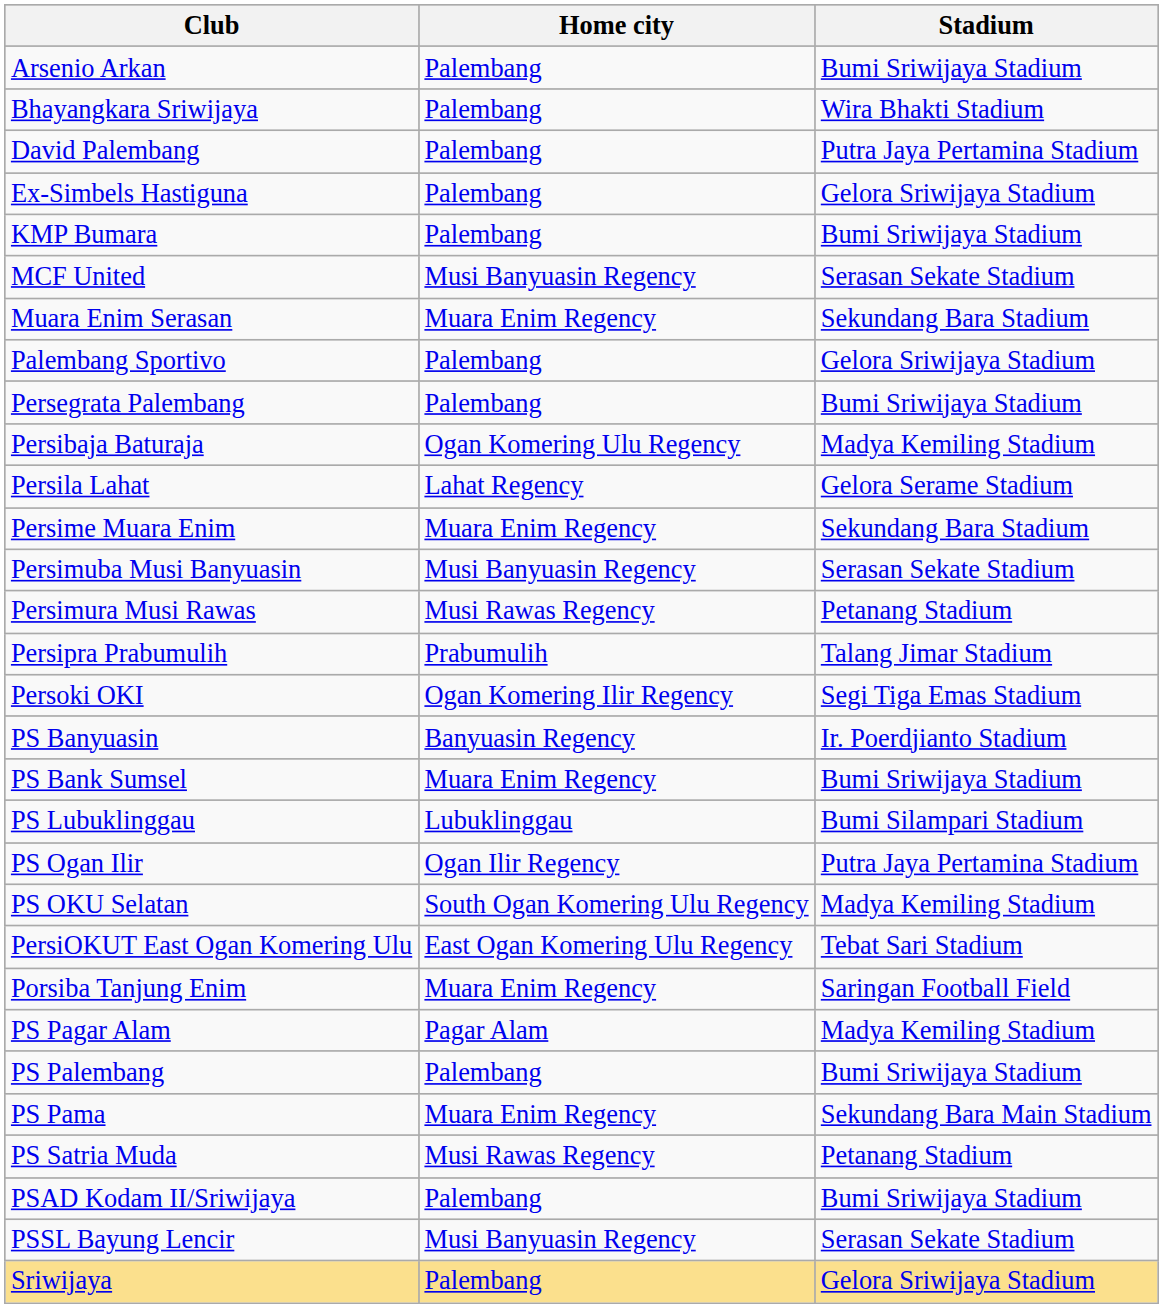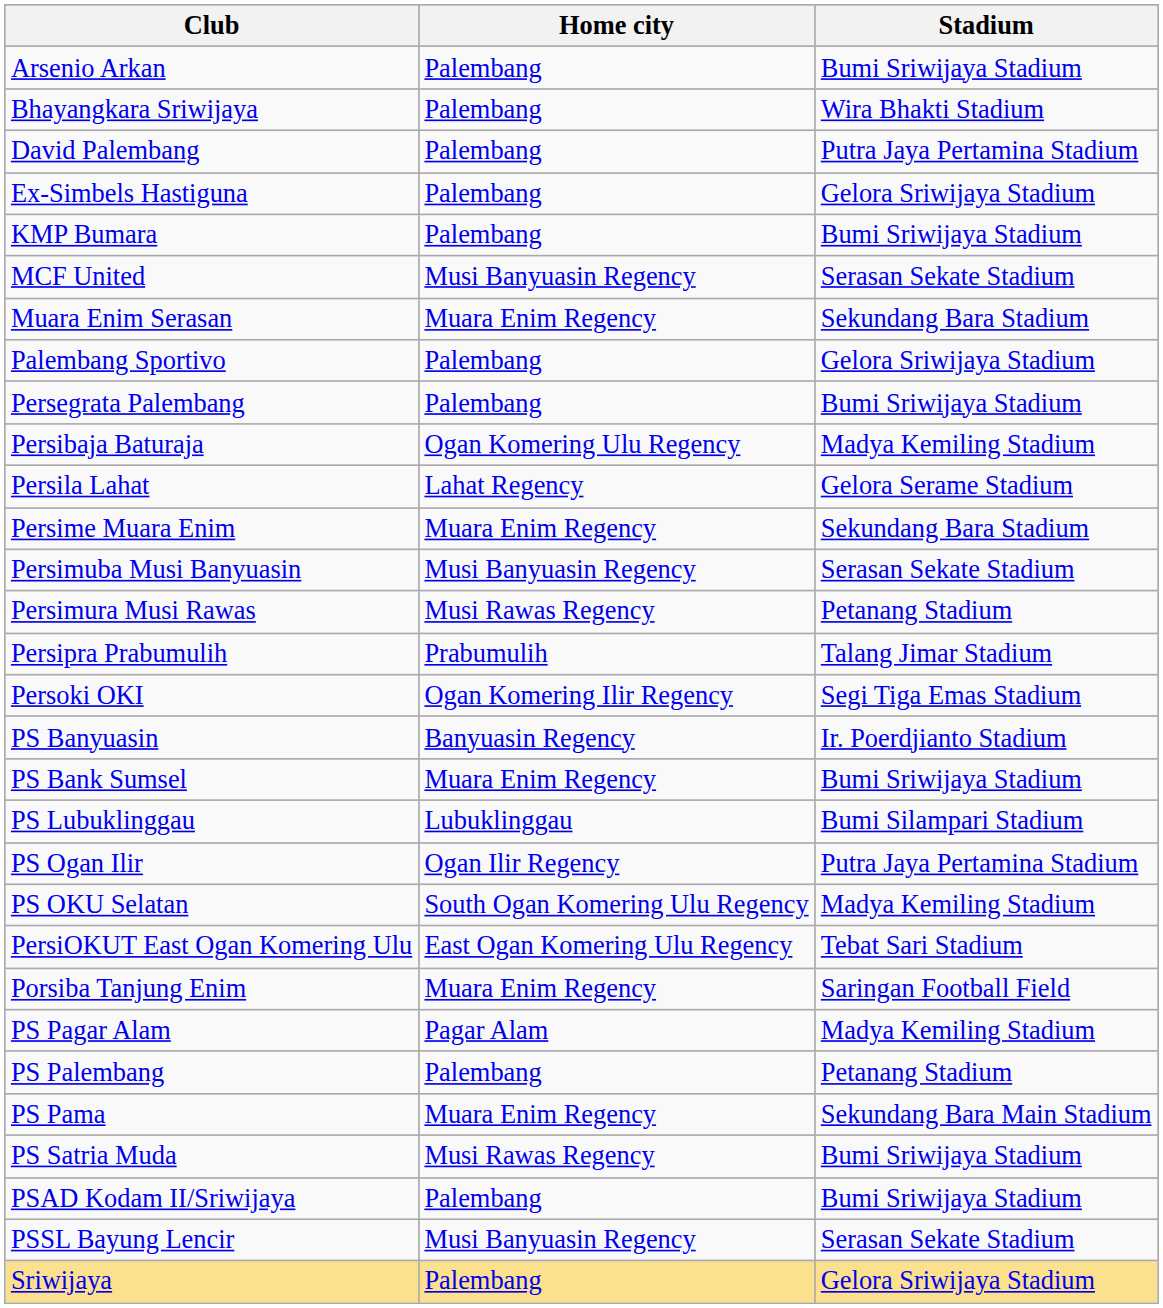(951, 1072) Bumi Sriwijaya Stadium -> (916, 1072) Petanang Stadium
(916, 1155) Petanang Stadium -> (951, 1155) Bumi Sriwijaya Stadium
